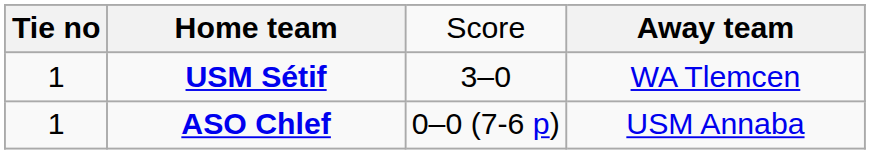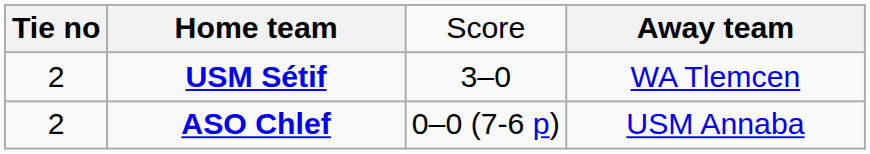(56, 76) 1 -> (56, 76) 2
(56, 124) 1 -> (56, 124) 2
